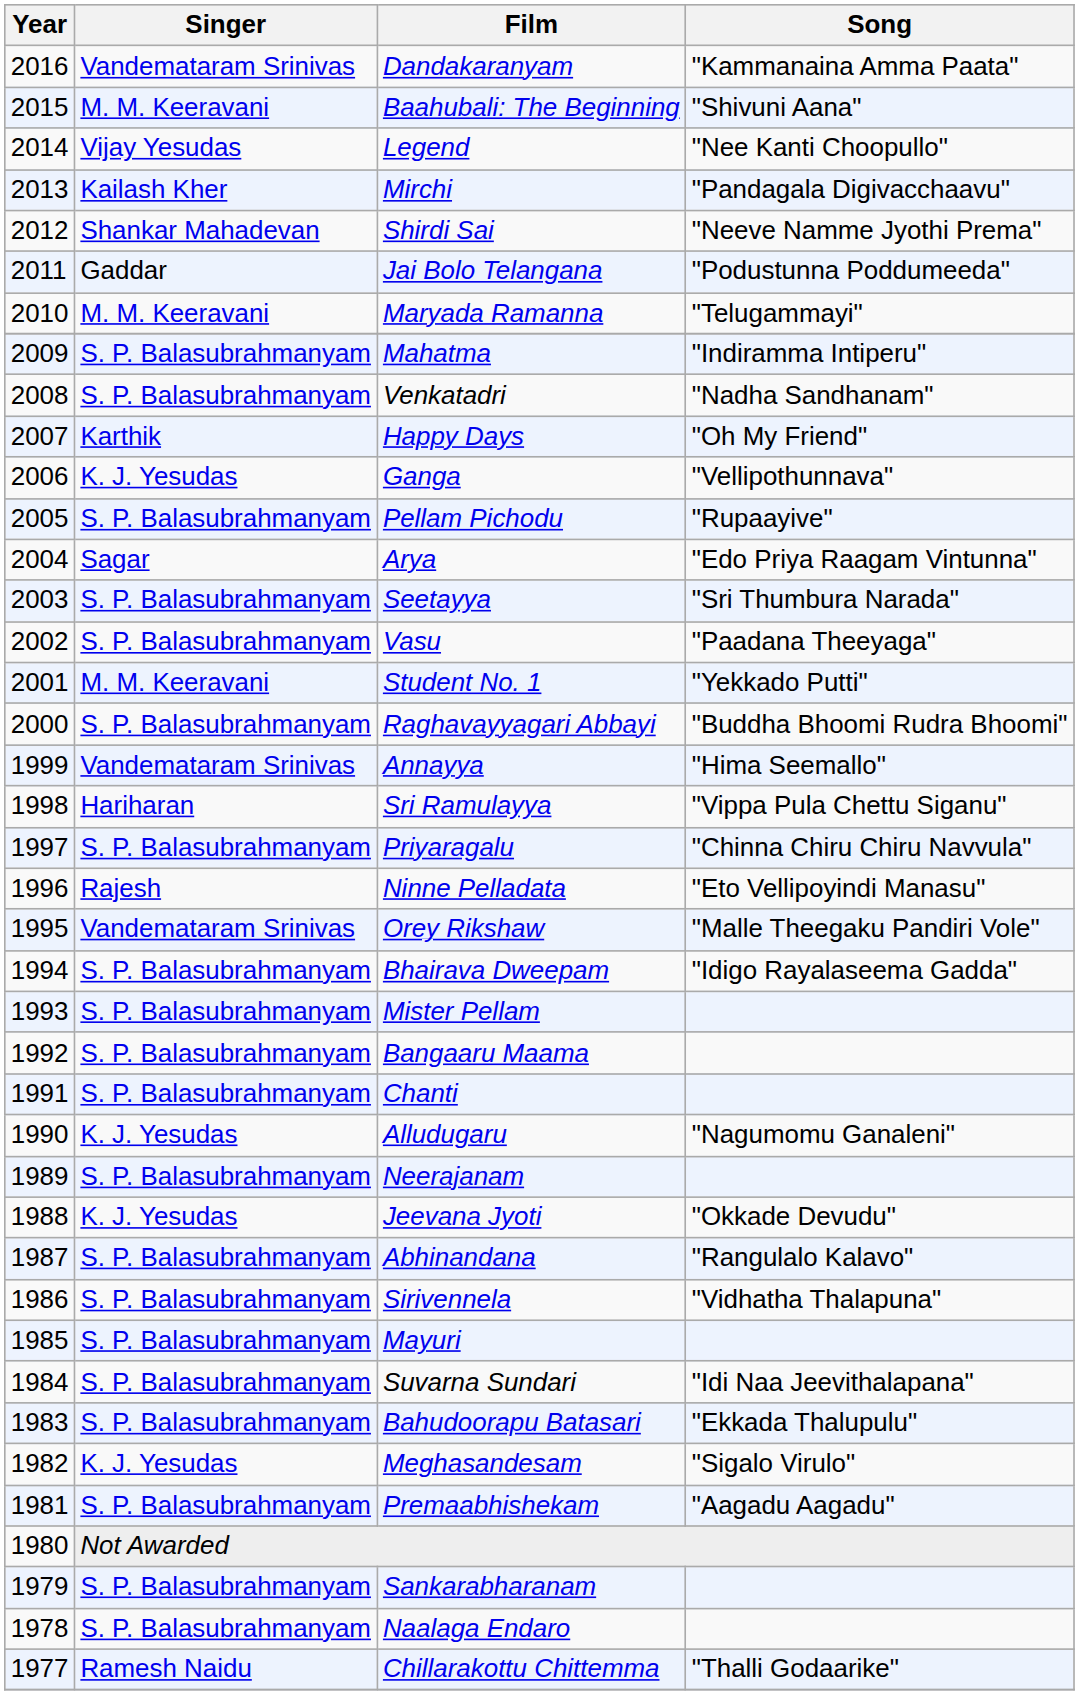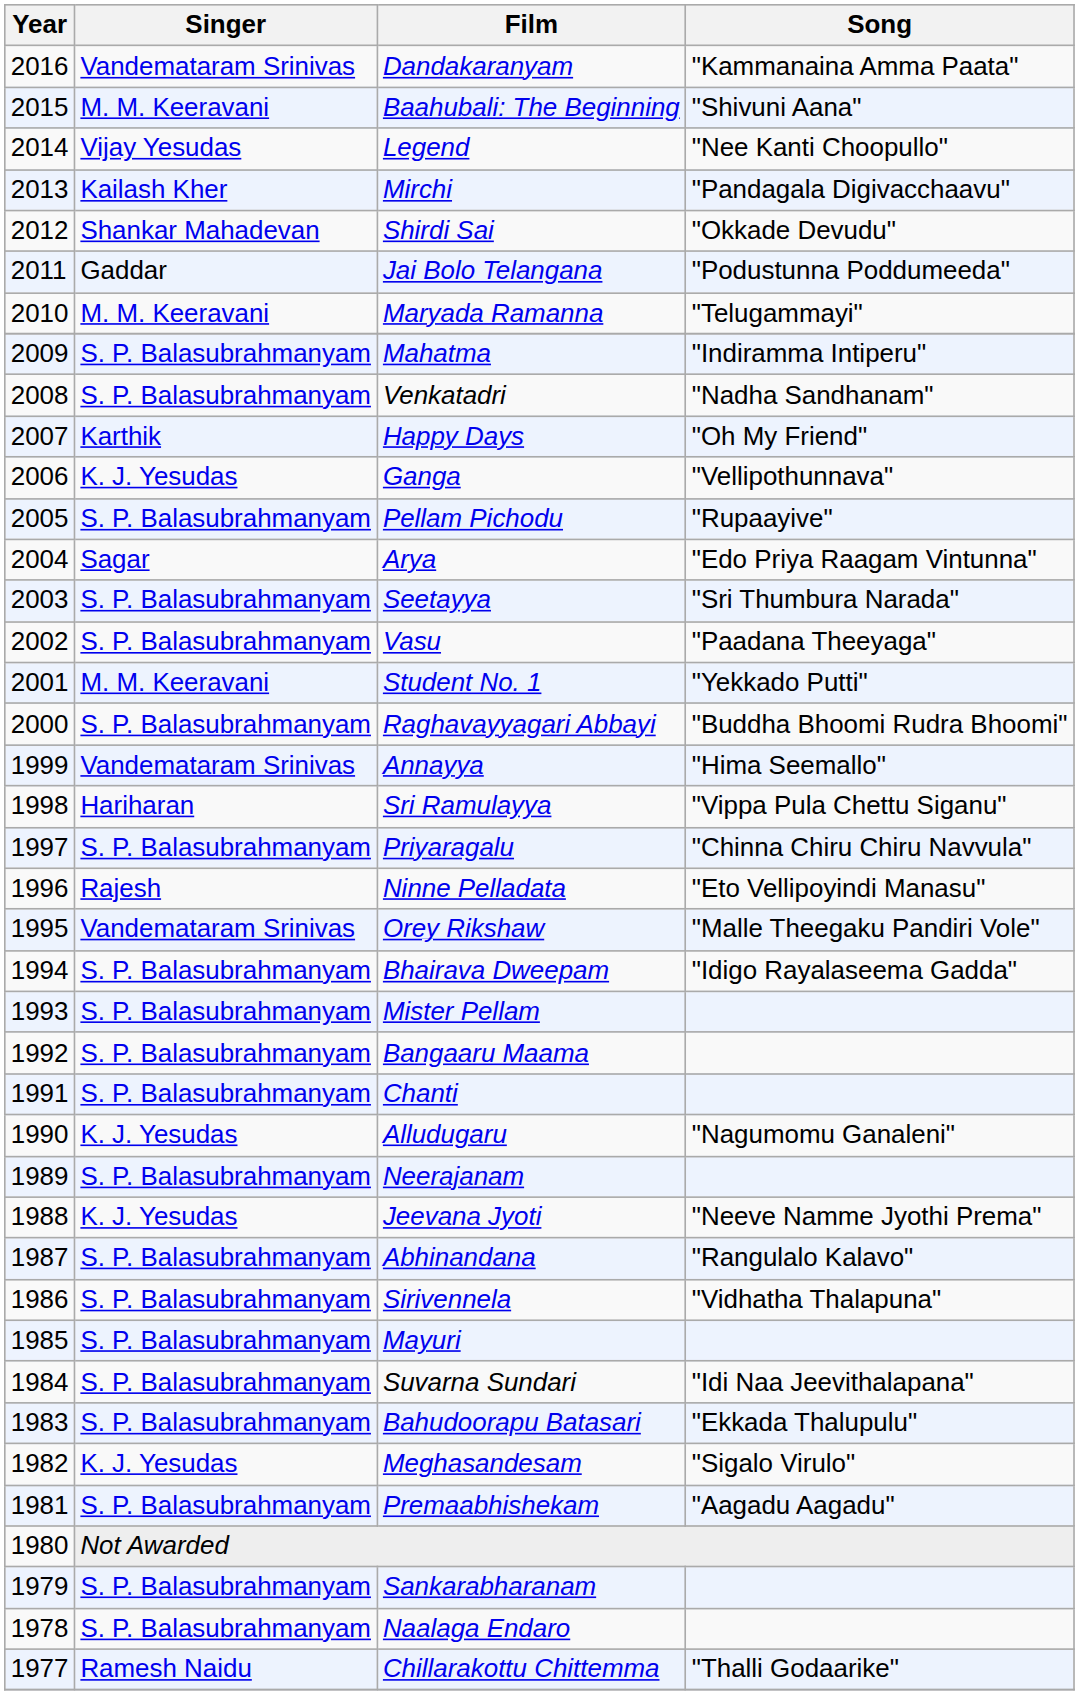(867, 230) "Neeve Namme Jyothi Prema" -> (794, 230) "Okkade Devudu"
(794, 1217) "Okkade Devudu" -> (867, 1217) "Neeve Namme Jyothi Prema"
